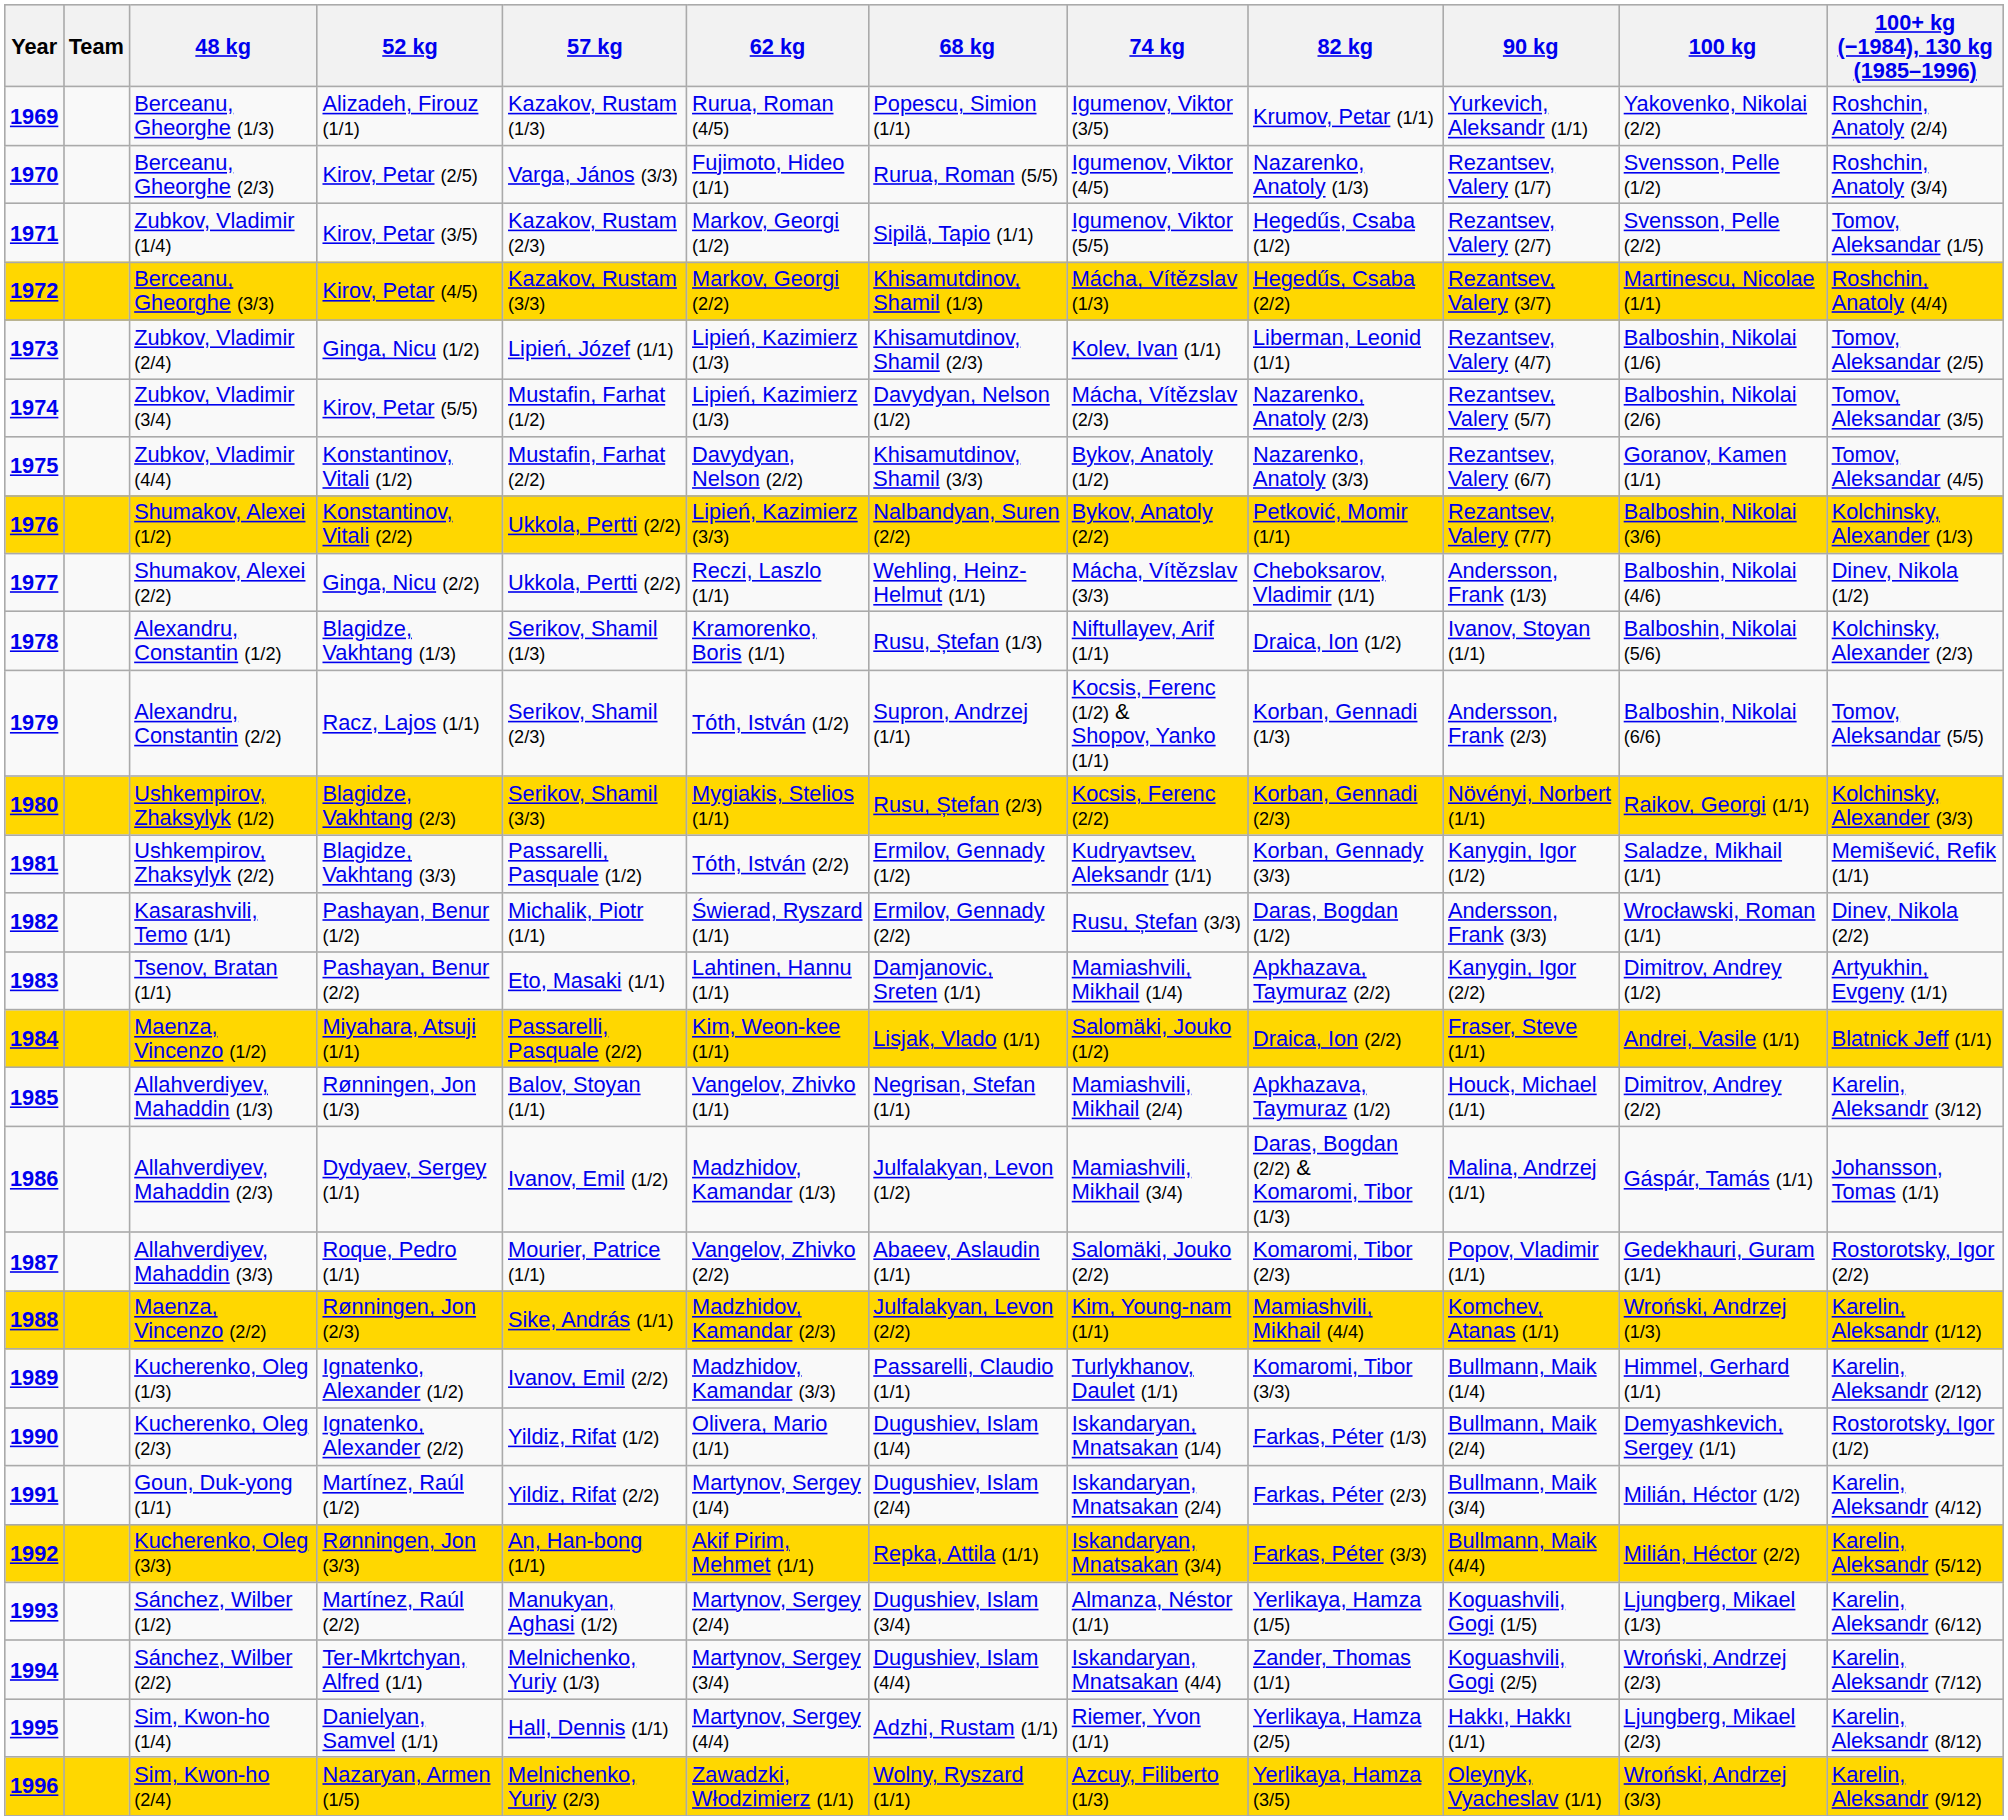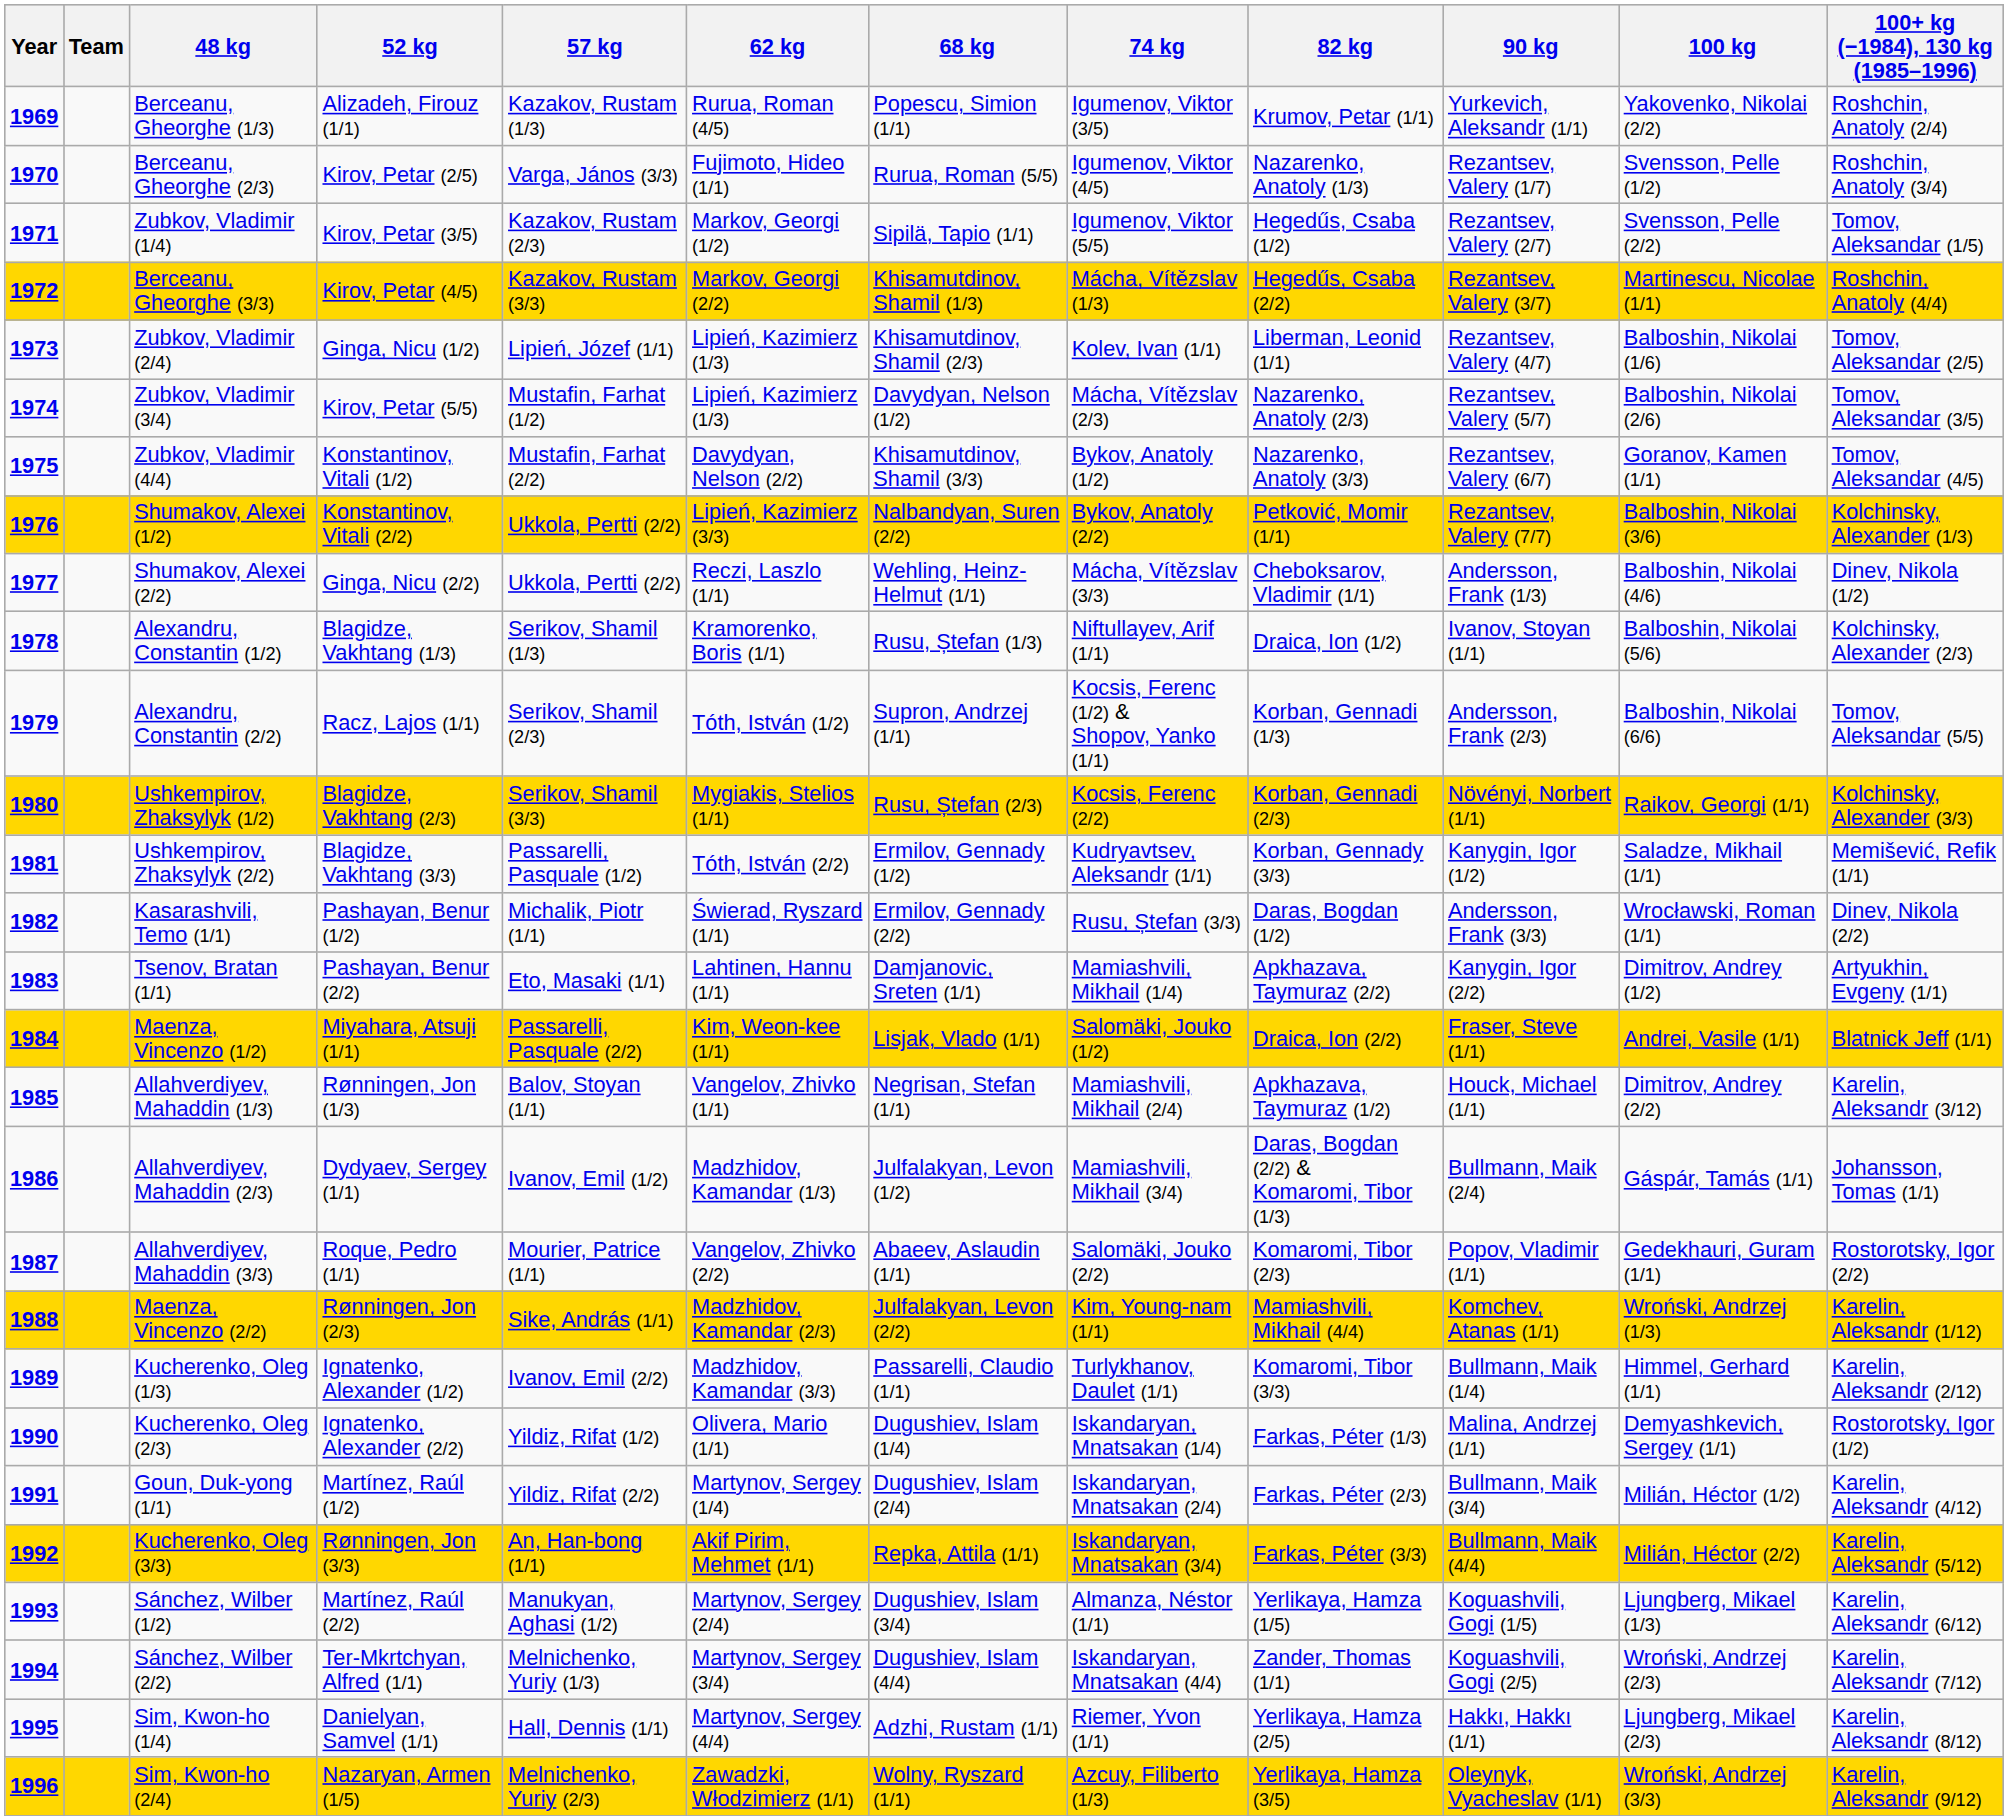(1522, 1178) Malina, Andrzej (1/1) -> (1522, 1178) Bullmann, Maik (2/4)
(1522, 1435) Bullmann, Maik (2/4) -> (1522, 1435) Malina, Andrzej (1/1)
